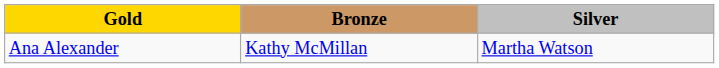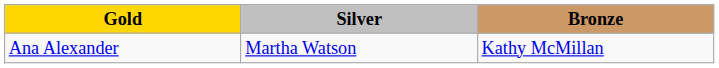columns swapped: (596, 18) <-> (359, 18)
